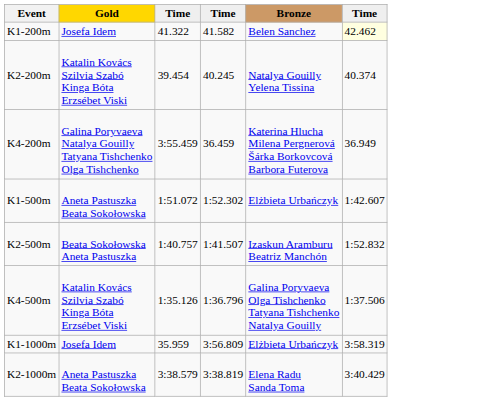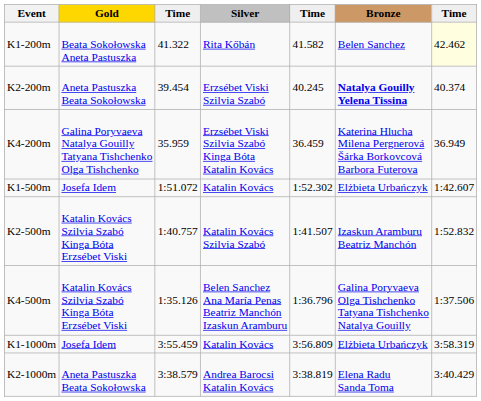+ column: (245, 13)
(89, 31) Josefa Idem -> (104, 50) Beata Sokołowska Aneta Pastuszka
(97, 81) Katalin Kovács Szilvia Szabó Kinga Bóta Erzsébet Viski -> (104, 94) Aneta Pastuszka Beata Sokołowska
(285, 81) normal -> (376, 94) bold
(178, 144) 3:55.459 -> (173, 144) 35.959
(104, 206) Aneta Pastuszka Beata Sokołowska -> (89, 187) Josefa Idem
(104, 250) Beata Sokołowska Aneta Pastuszka -> (97, 237) Katalin Kovács Szilvia Szabó Kinga Bóta Erzsébet Viski
(173, 344) 35.959 -> (178, 344) 3:55.459
